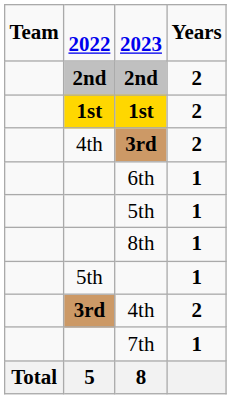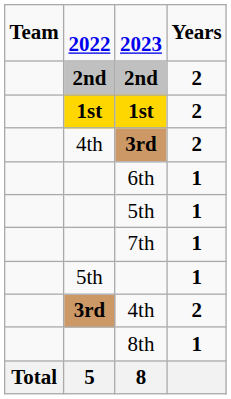rows swapped: (141, 244) <-> (141, 343)
